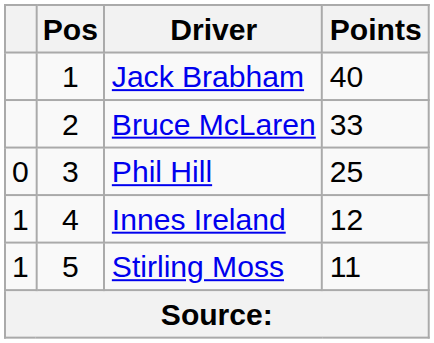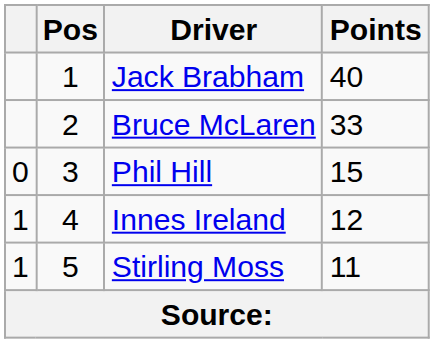(346, 172) 25 -> (346, 172) 15
